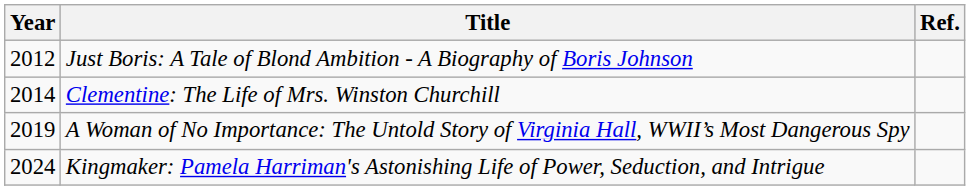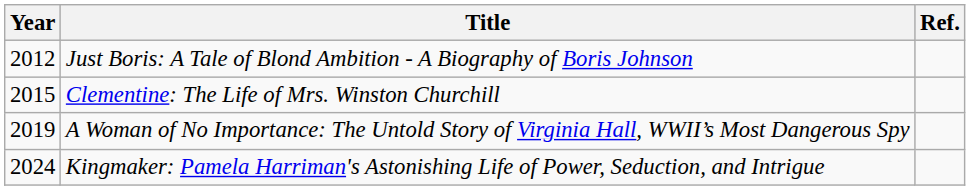(33, 94) 2014 -> (33, 94) 2015
